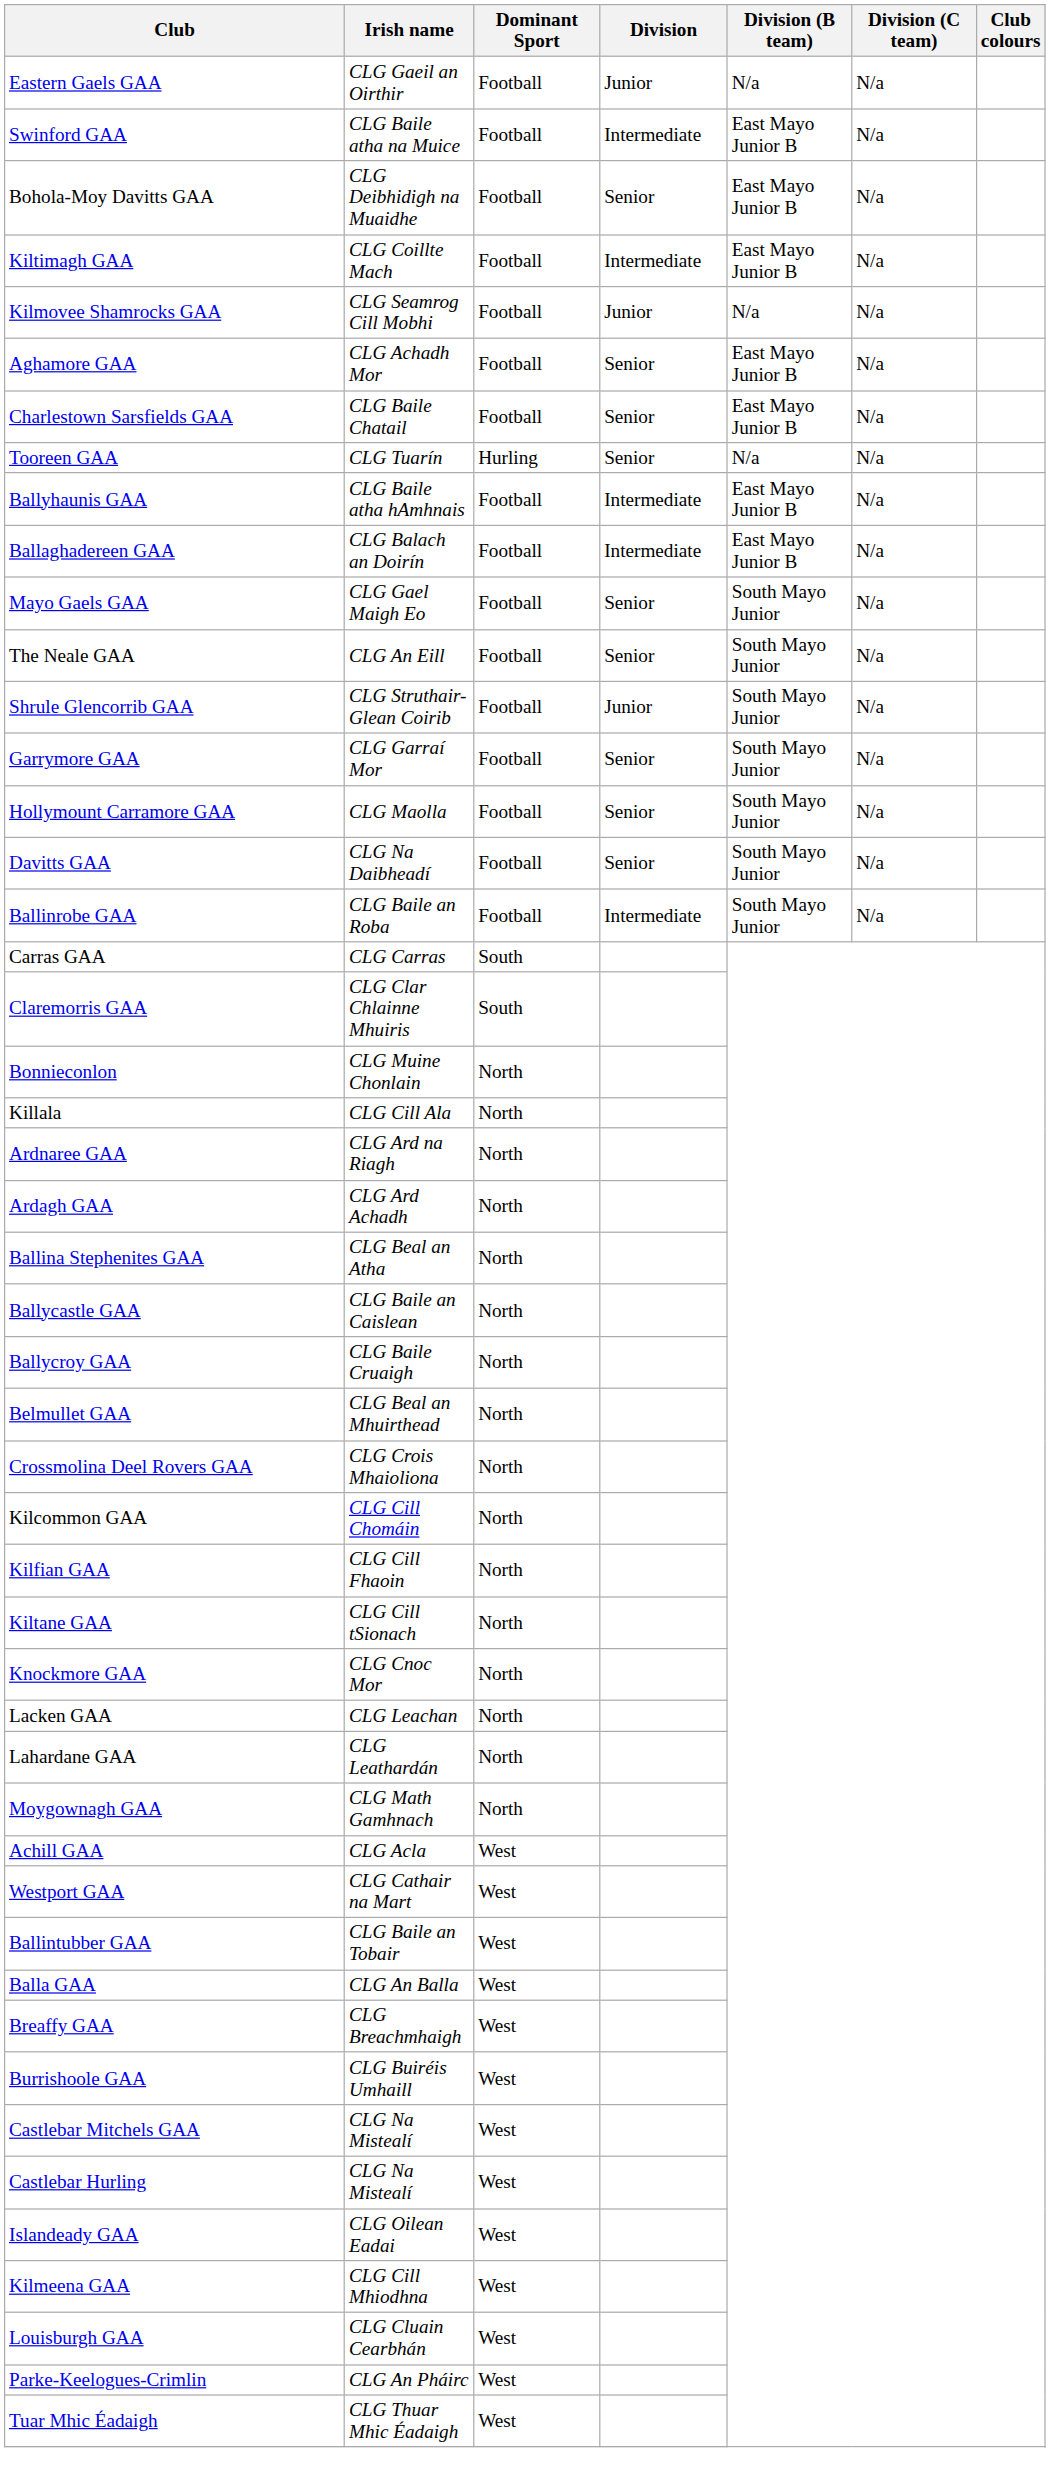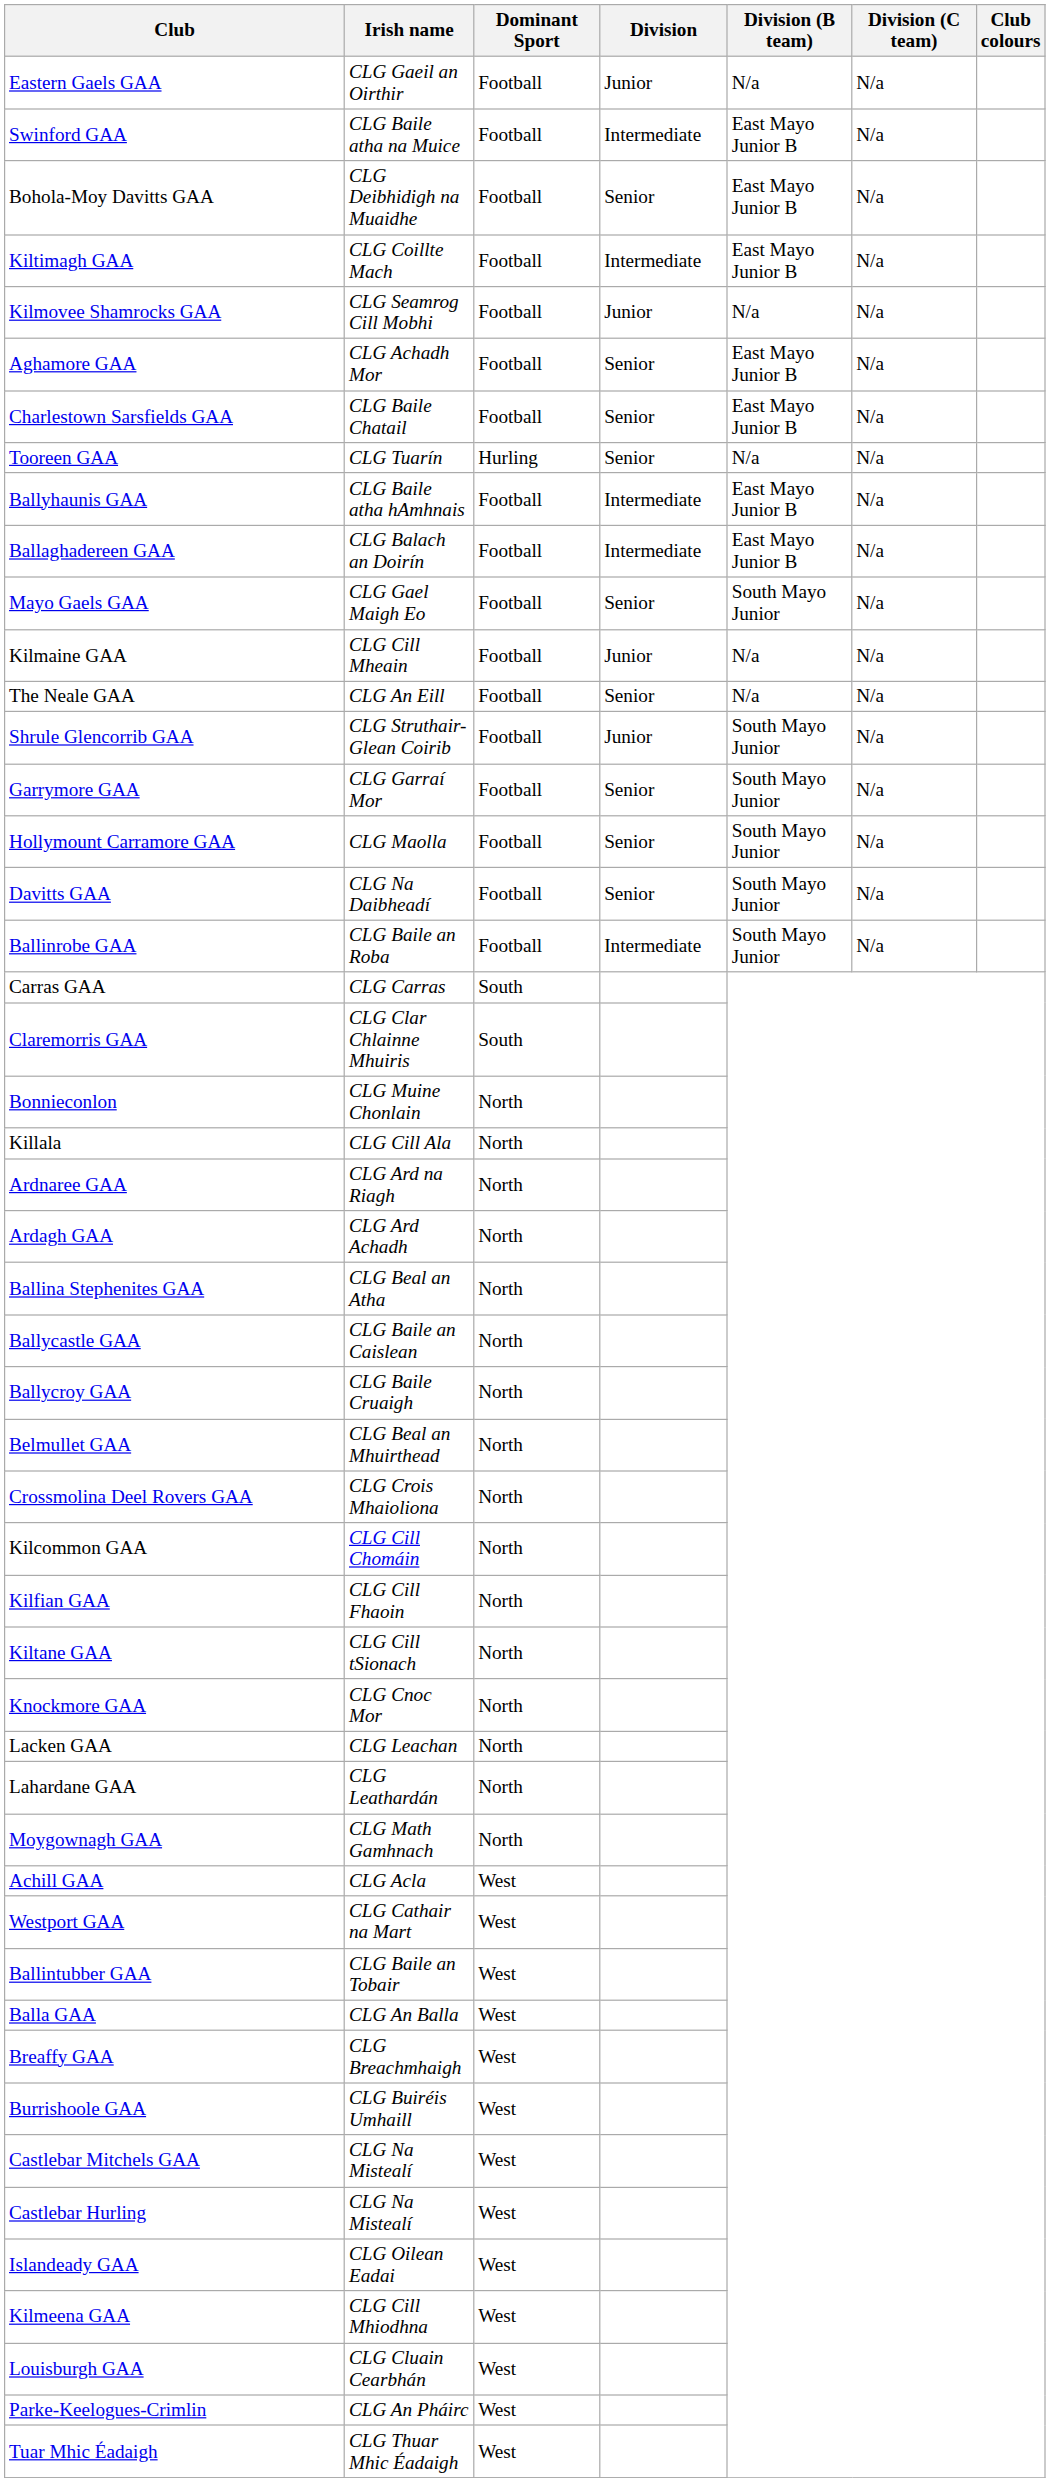+ row: (68, 655)
(779, 655) South Mayo Junior -> (746, 696) N/a
